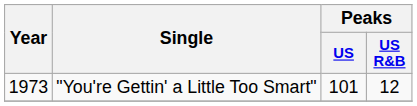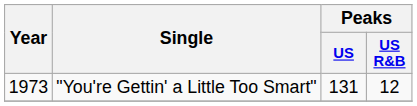(344, 87) 101 -> (344, 87) 131
